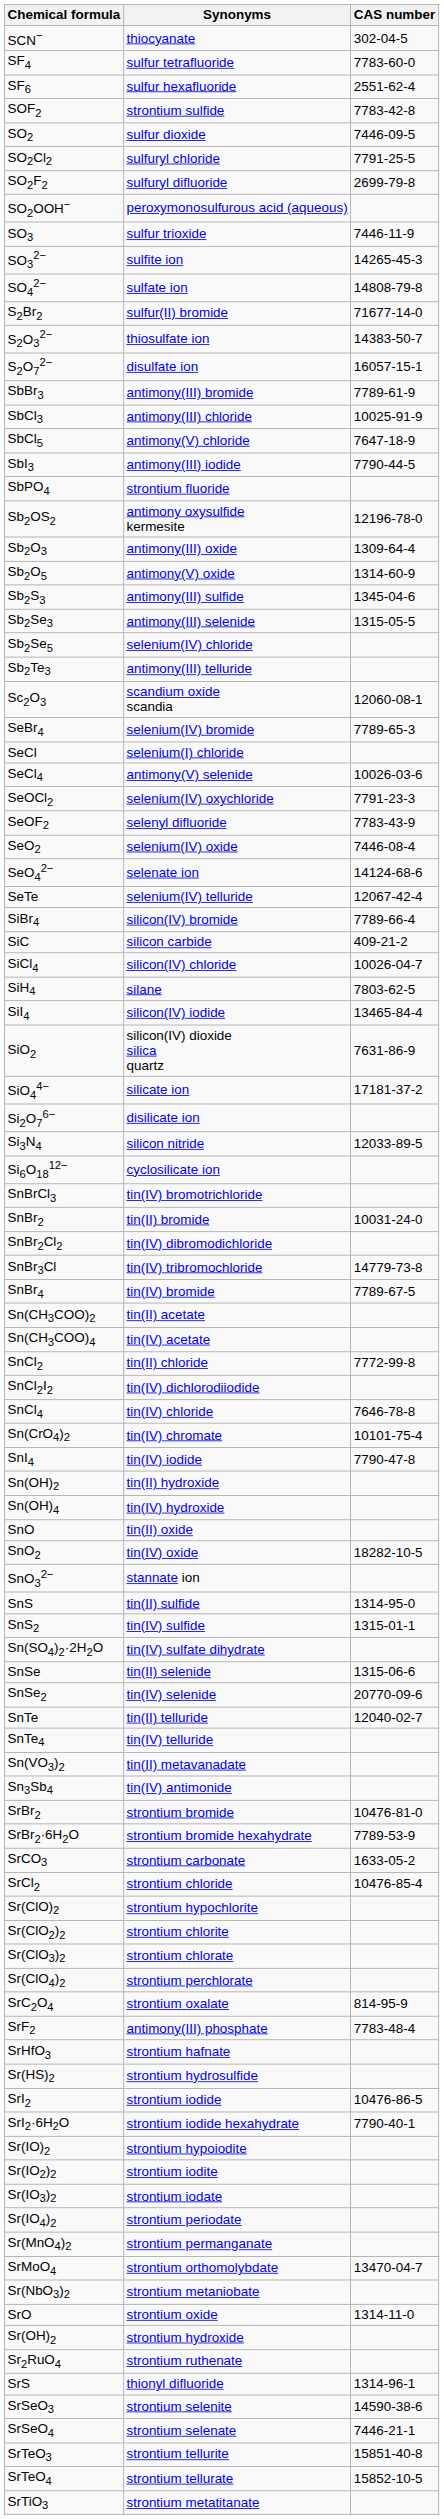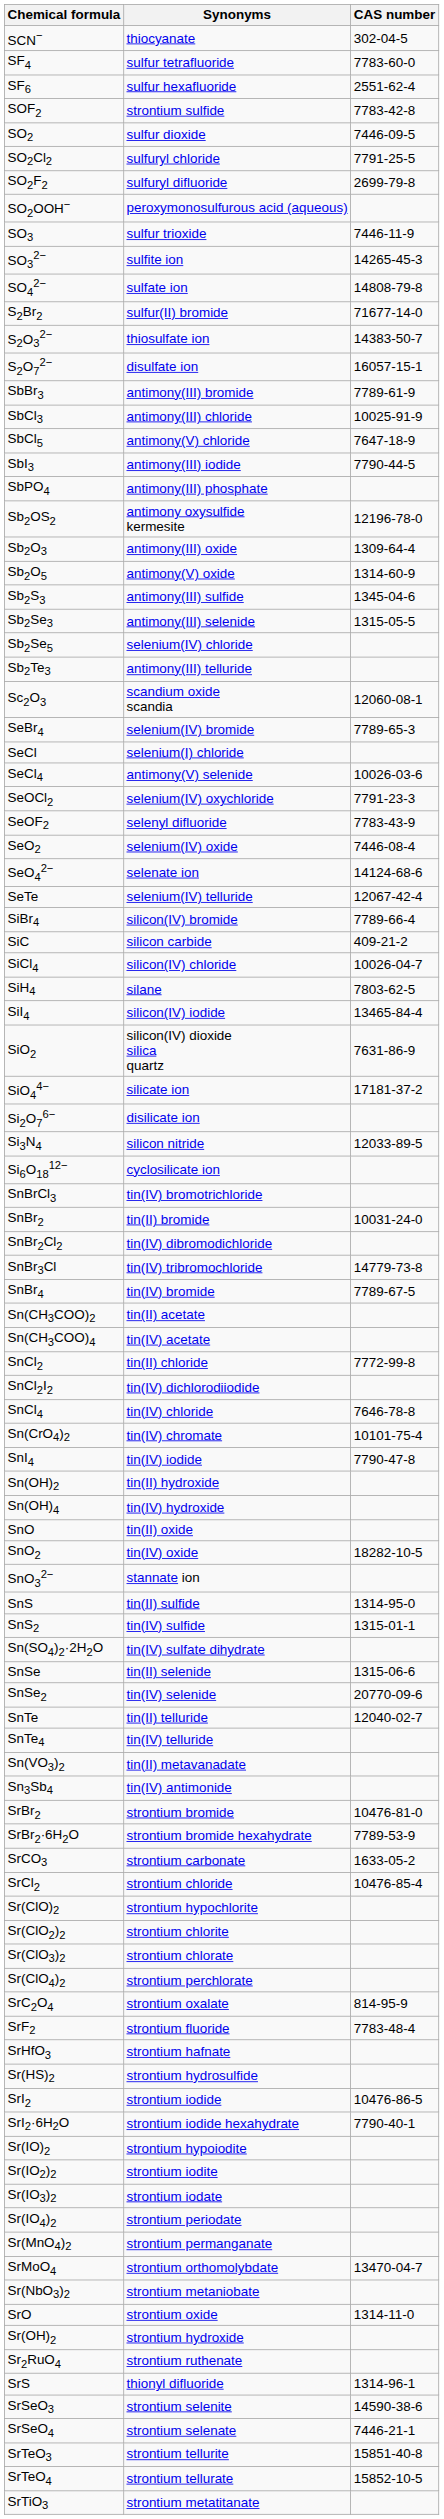(178, 488) strontium fluoride -> (197, 488) antimony(III) phosphate
(197, 2028) antimony(III) phosphate -> (178, 2028) strontium fluoride
